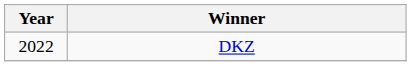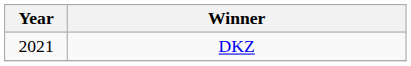(36, 46) 2022 -> (36, 46) 2021
